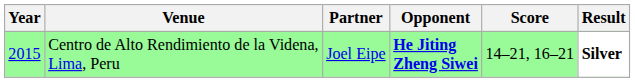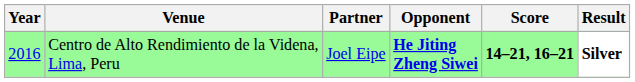(24, 54) 2015 -> (24, 54) 2016
(530, 54) normal -> (530, 54) bold
